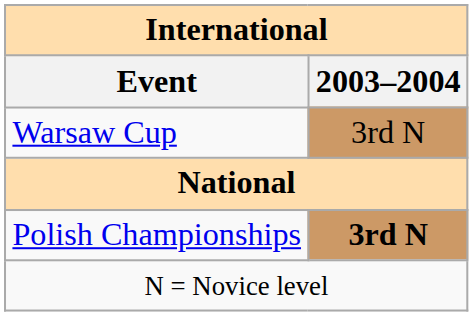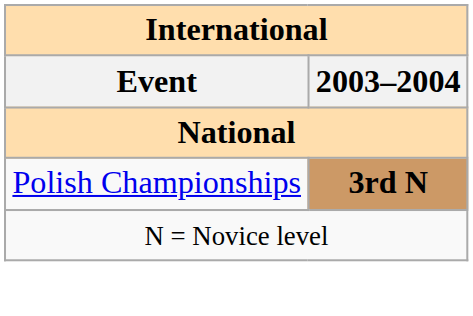- row: (95, 132)
